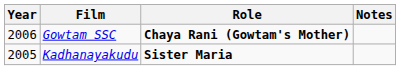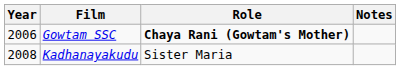(22, 54) 2005 -> (22, 54) 2008
(188, 54) bold -> (188, 54) normal
